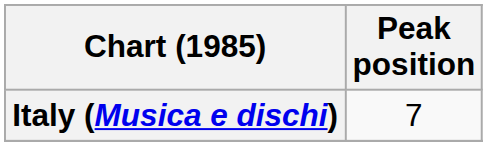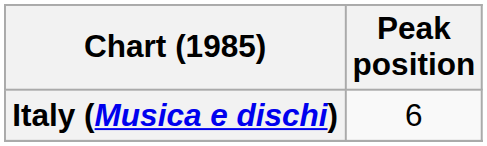(414, 114) 7 -> (414, 114) 6
